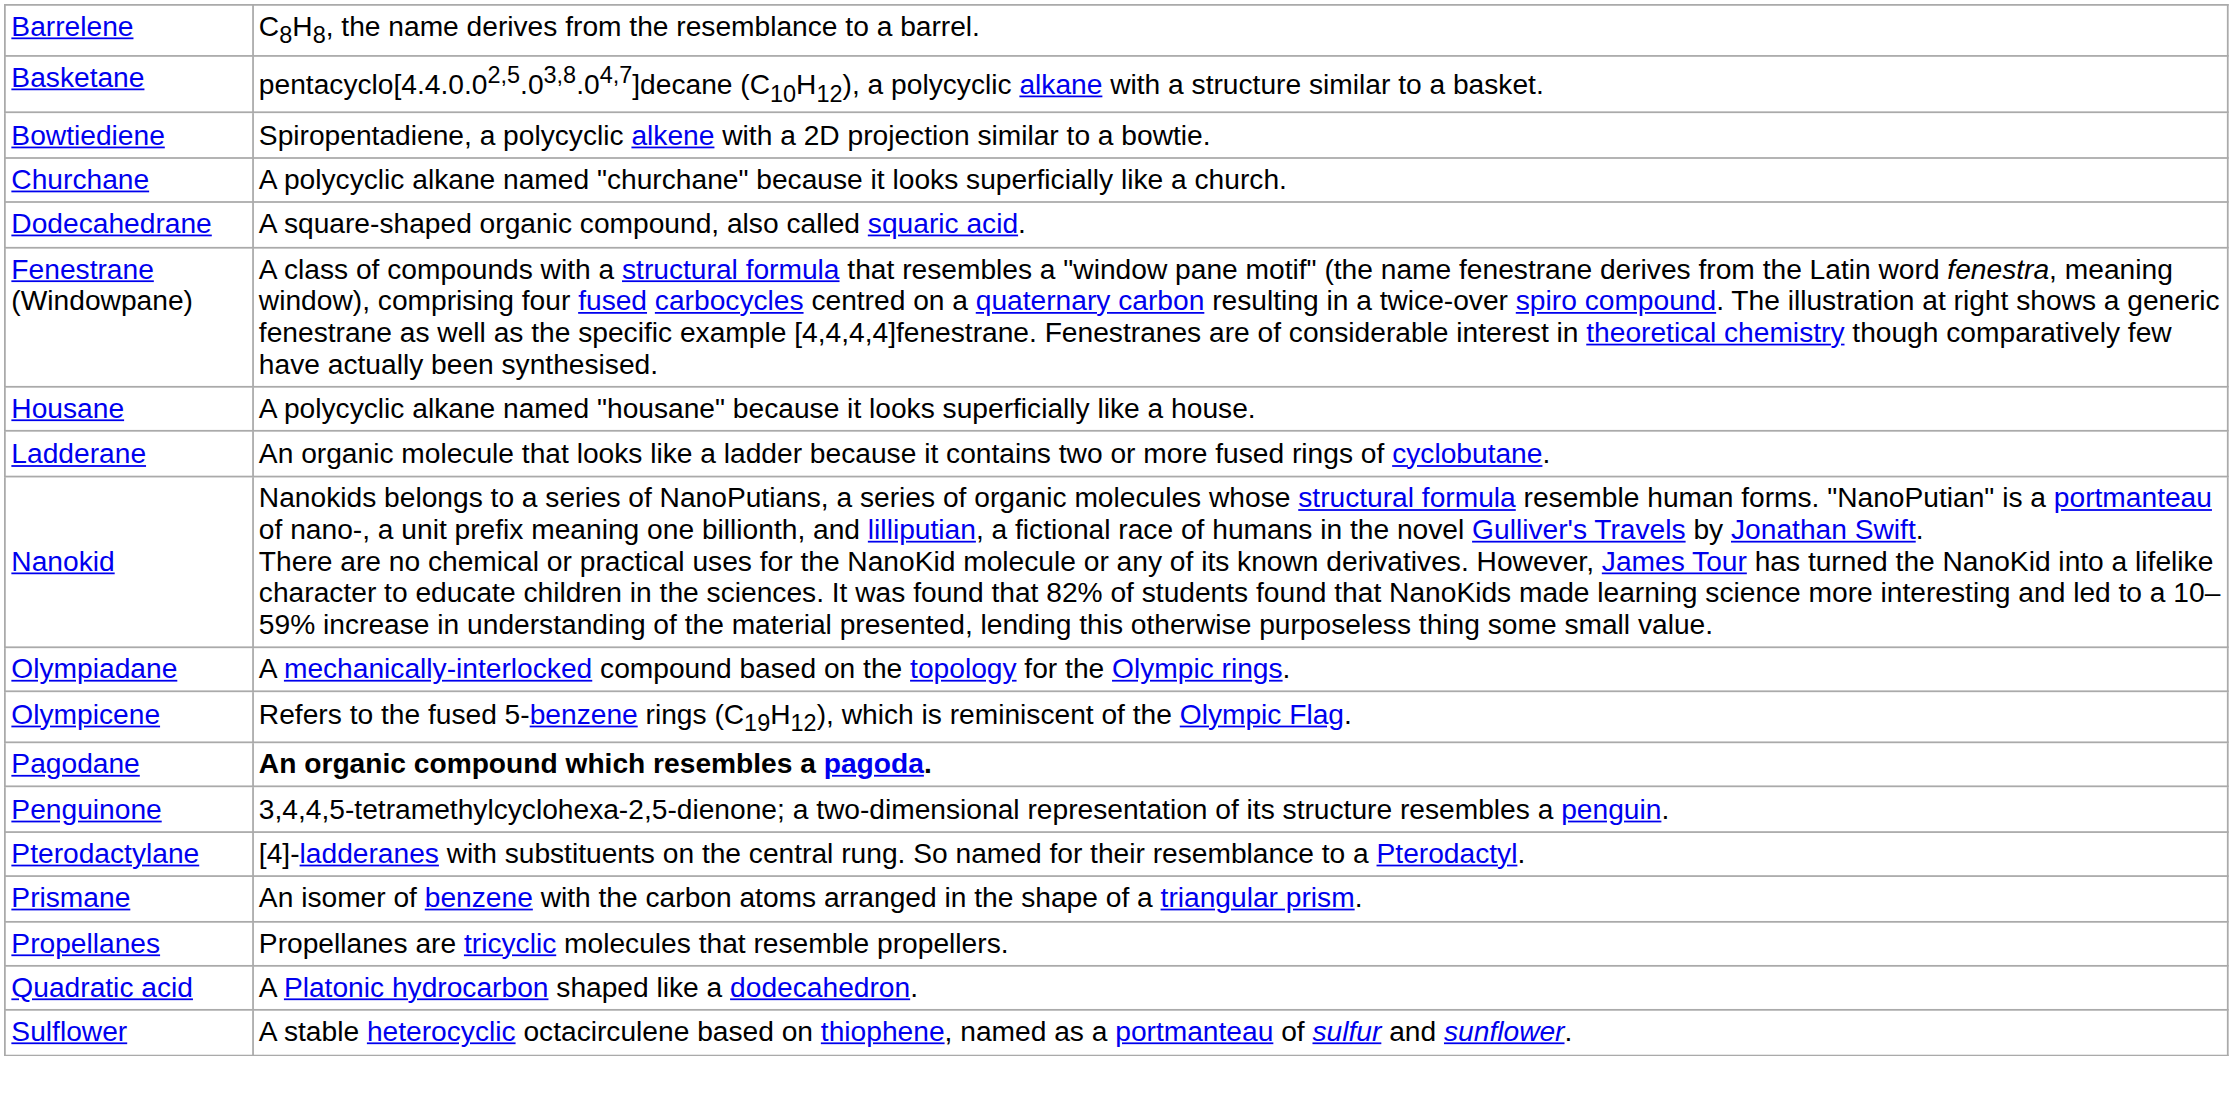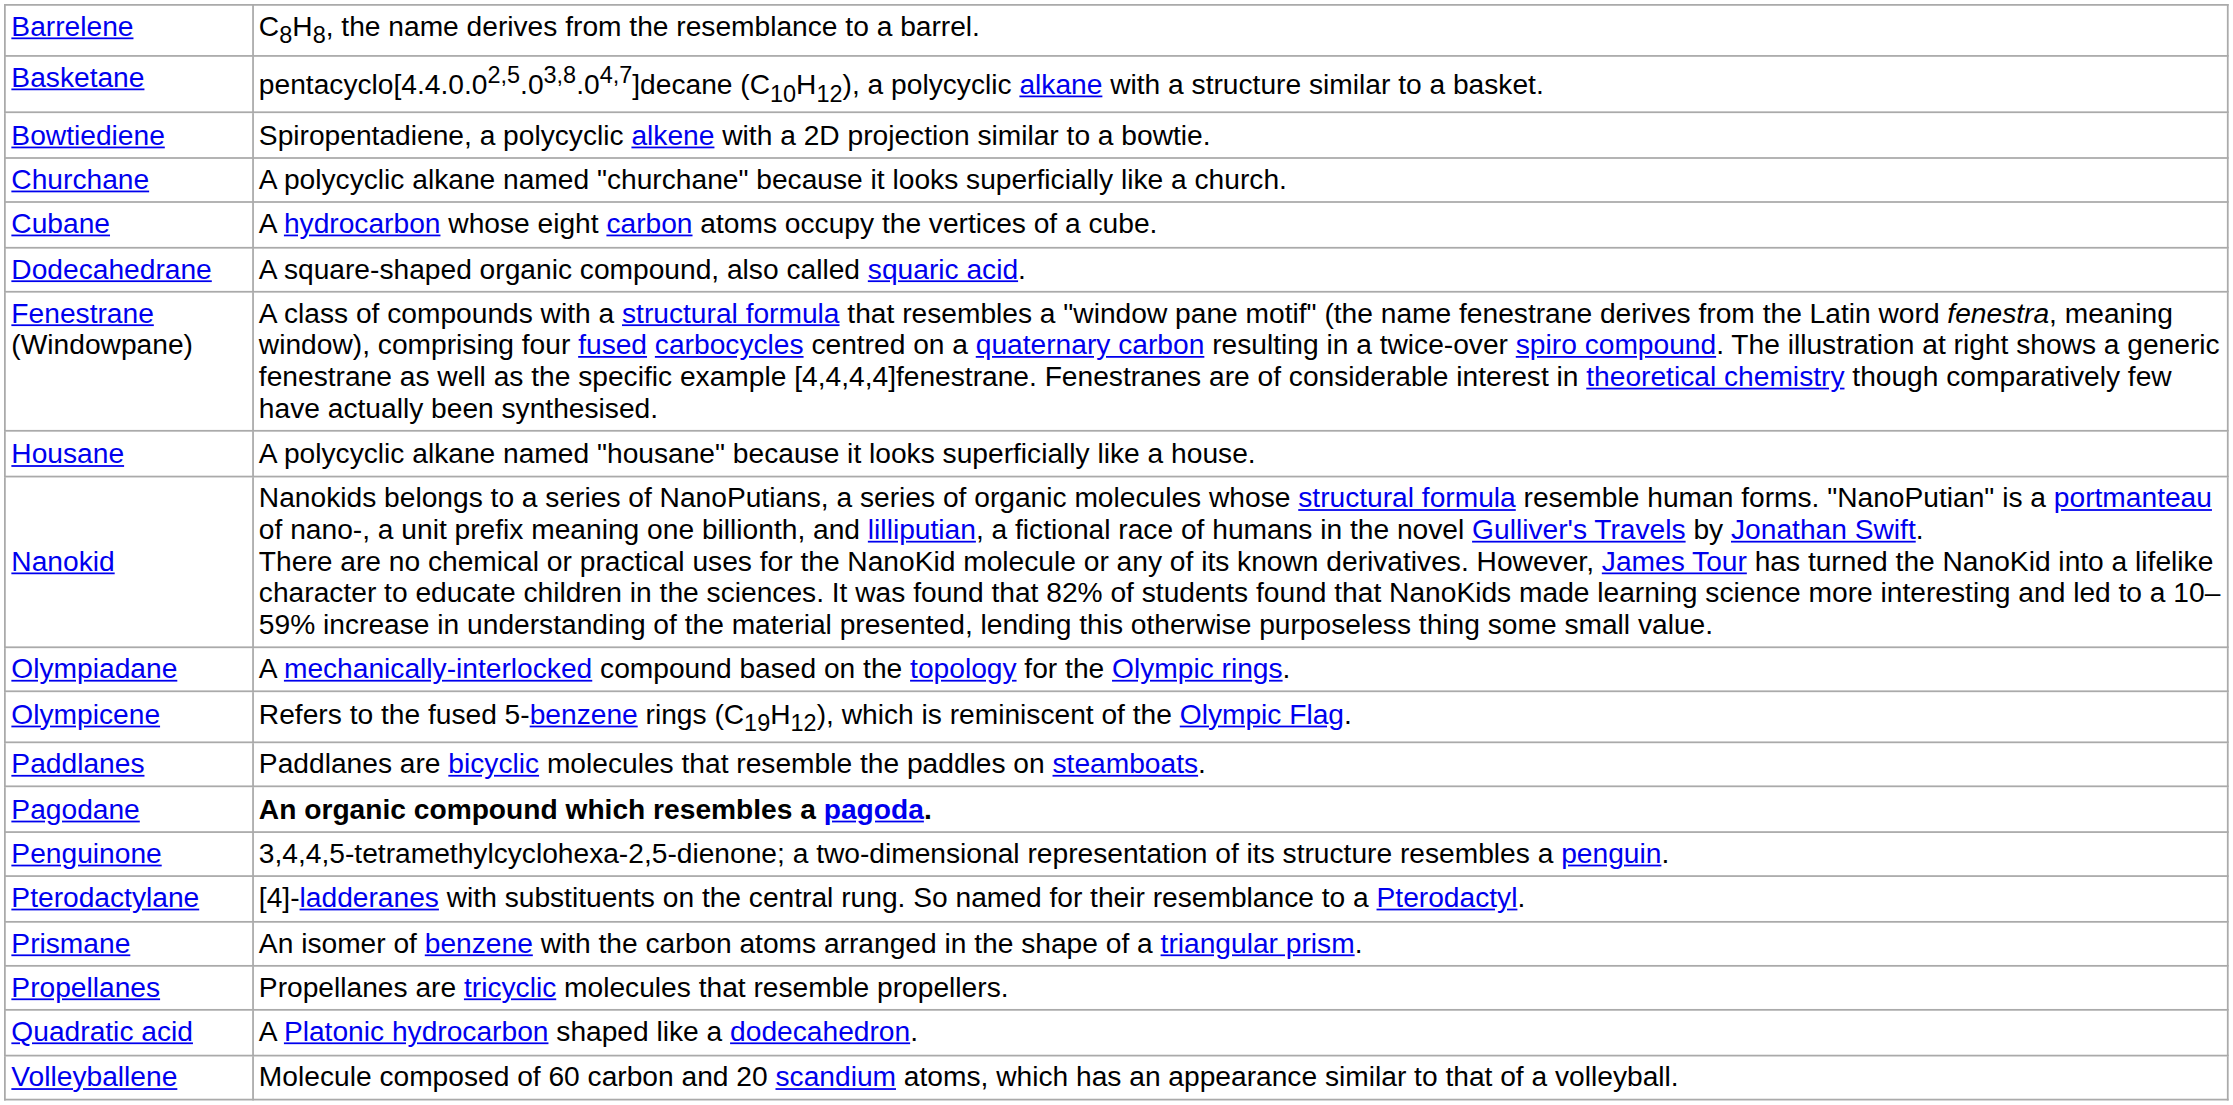+ row: (61, 224)
- row: (79, 453)
+ row: (78, 764)
- row: (69, 1032)
+ row: (94, 1076)
